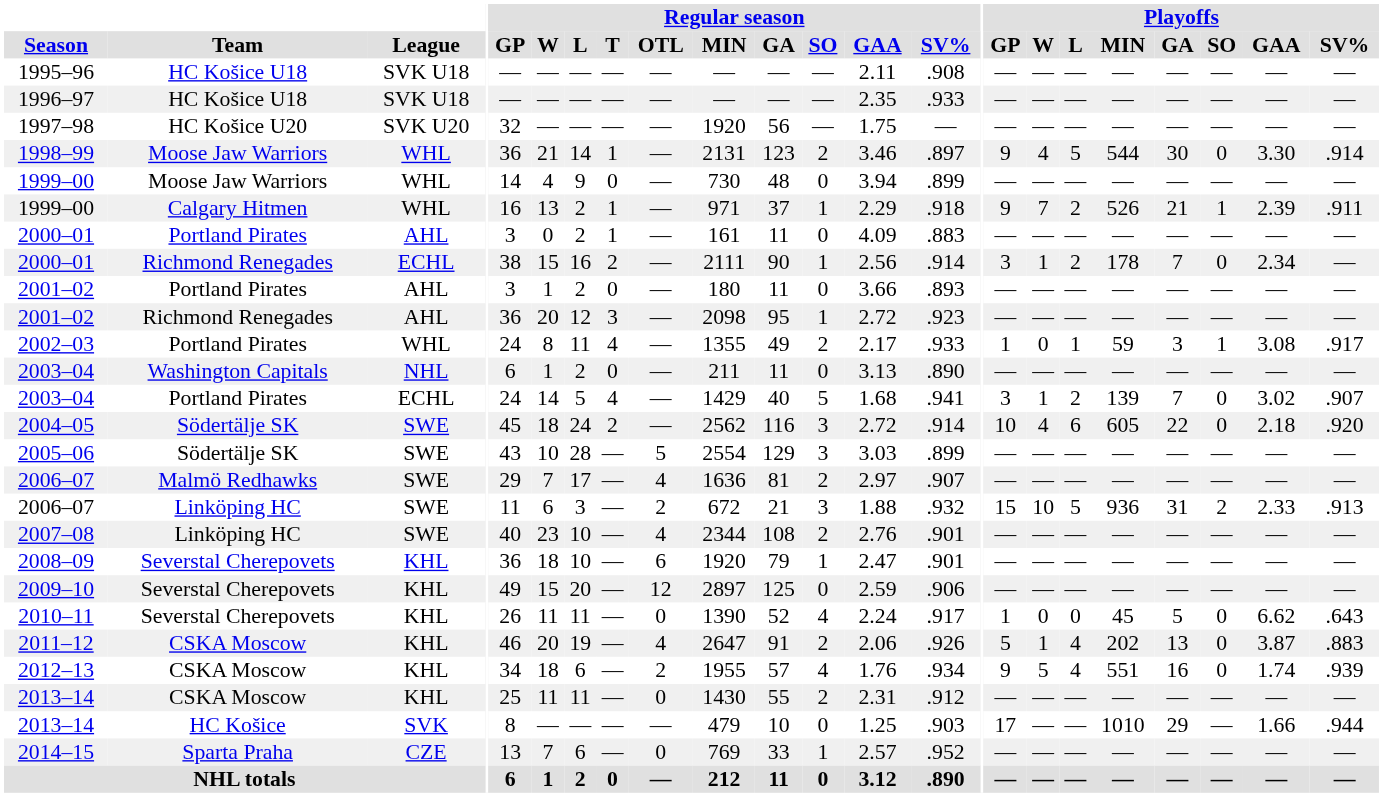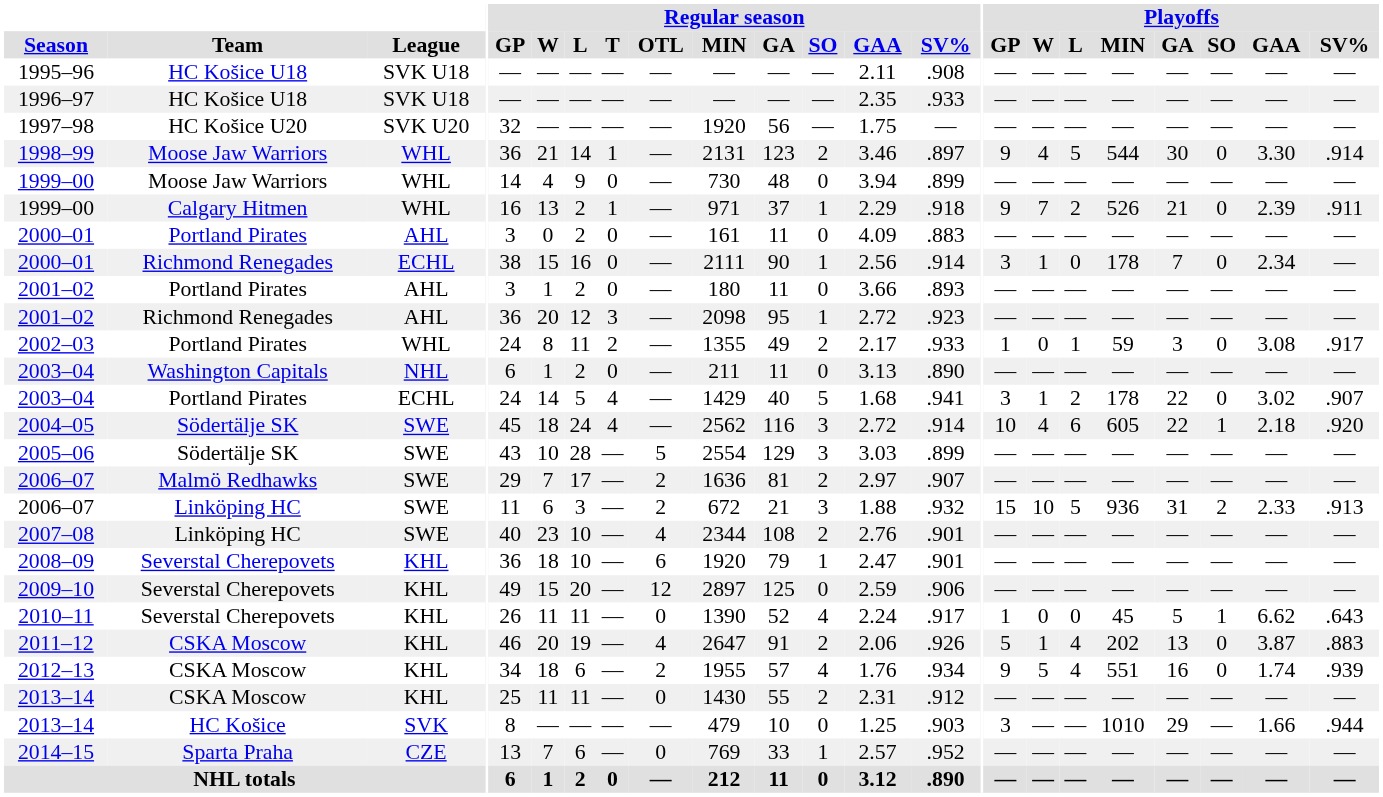(1222, 207) 1 -> (1222, 207) 0
(613, 235) 1 -> (613, 235) 0
(613, 262) 2 -> (613, 262) 0
(1075, 262) 2 -> (1075, 262) 0
(613, 343) 4 -> (613, 343) 2
(1222, 343) 1 -> (1222, 343) 0
(1123, 398) 139 -> (1123, 398) 178
(1177, 398) 7 -> (1177, 398) 22
(613, 425) 2 -> (613, 425) 4
(1222, 425) 0 -> (1222, 425) 1
(661, 479) 4 -> (661, 479) 2
(1222, 615) 0 -> (1222, 615) 1
(1005, 724) 17 -> (1005, 724) 3
